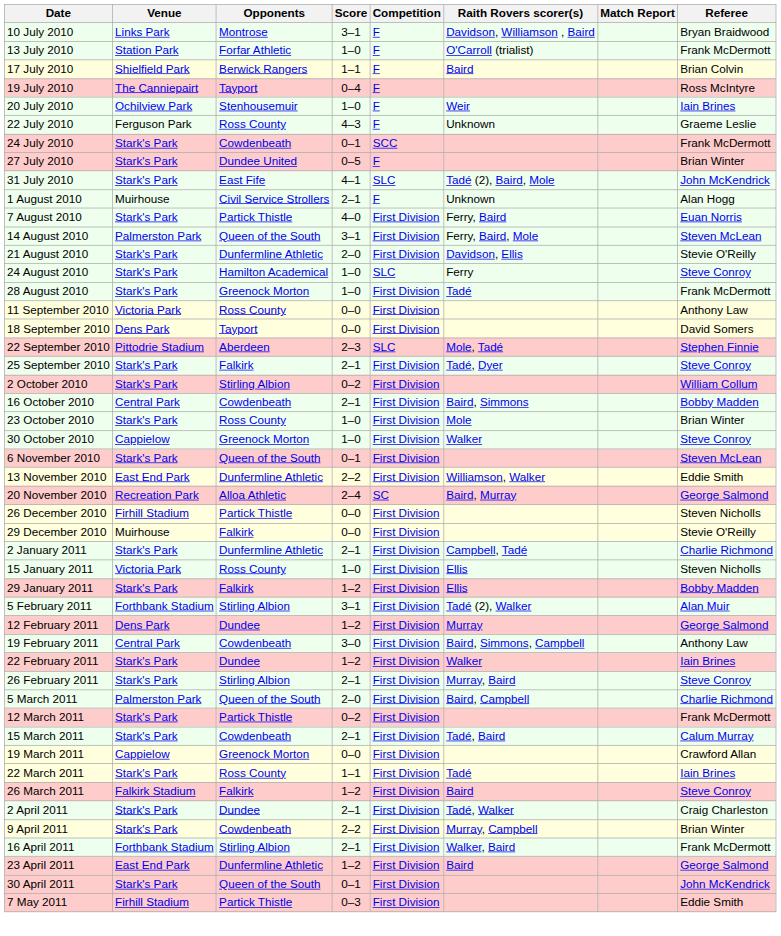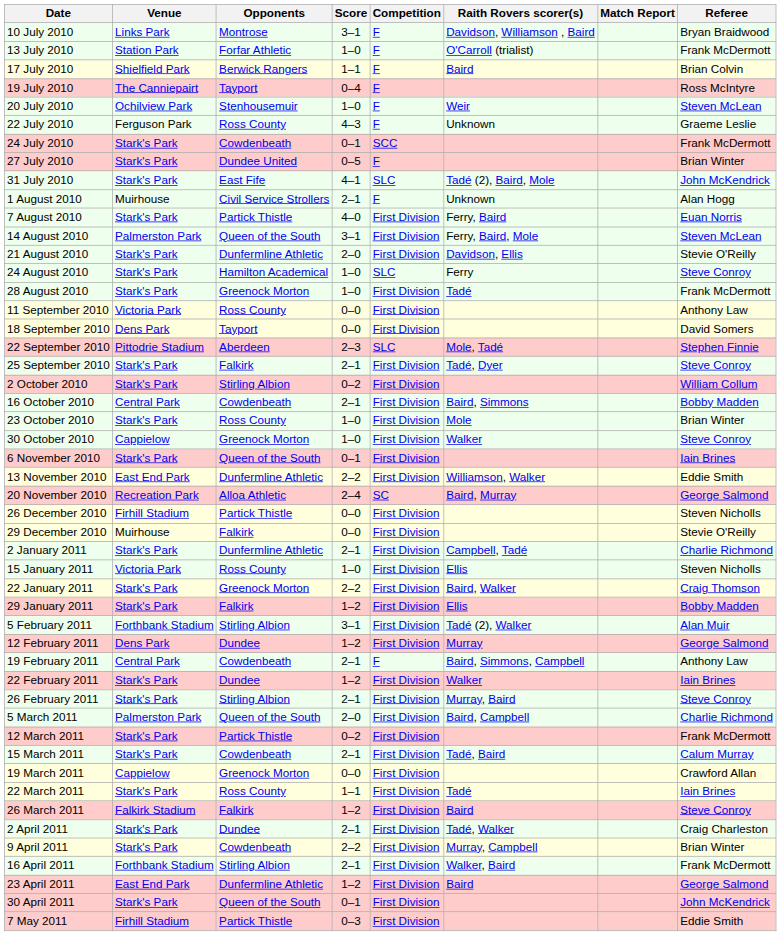(708, 106) Iain Brines -> (721, 106) Steven McLean
(721, 458) Steven McLean -> (708, 458) Iain Brines
+ row: (50, 587)
(351, 643) 3–0 -> (351, 662) 2–1
(406, 643) First Division -> (376, 662) F
